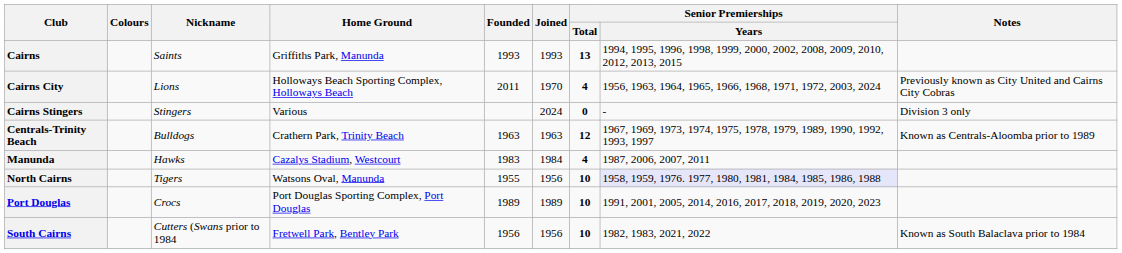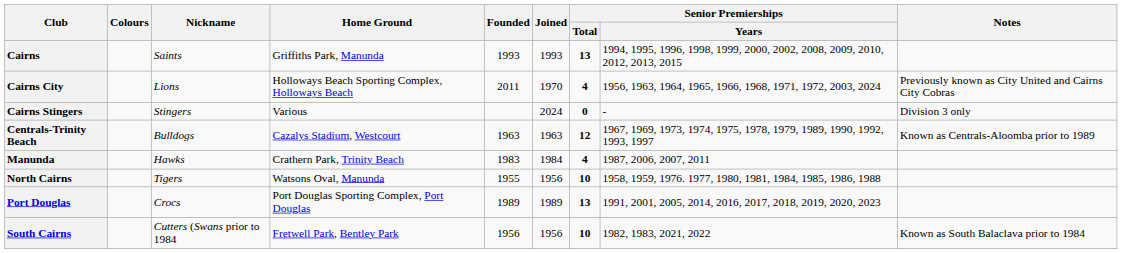(338, 135) Crathern Park, Trinity Beach -> (337, 135) Cazalys Stadium, Westcourt
(337, 159) Cazalys Stadium, Westcourt -> (338, 159) Crathern Park, Trinity Beach
(742, 177) lavender background -> (742, 177) no background
(585, 202) 10 -> (585, 202) 13
